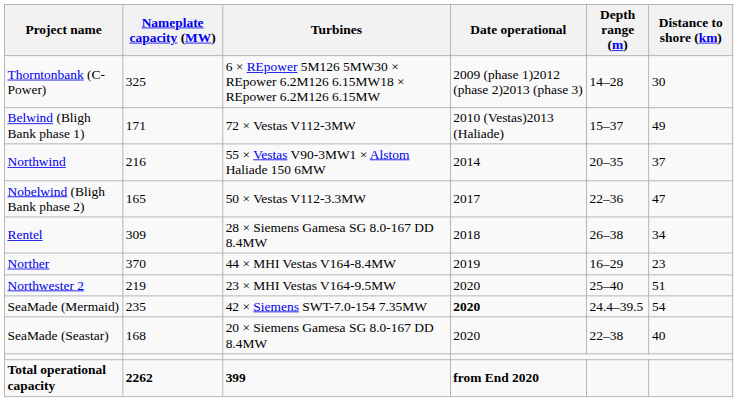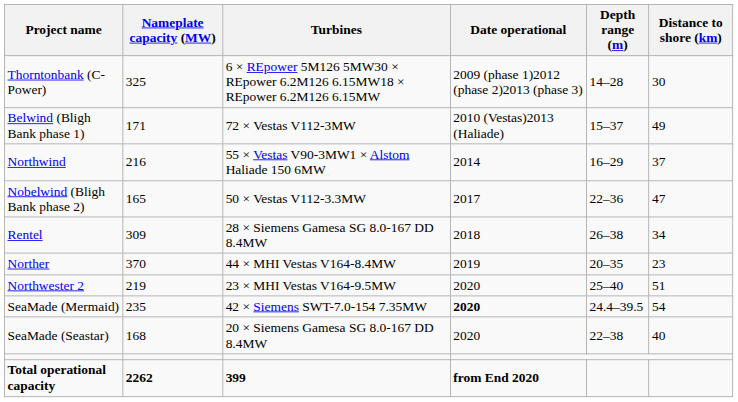(606, 162) 20–35 -> (606, 162) 16–29
(606, 264) 16–29 -> (606, 264) 20–35
